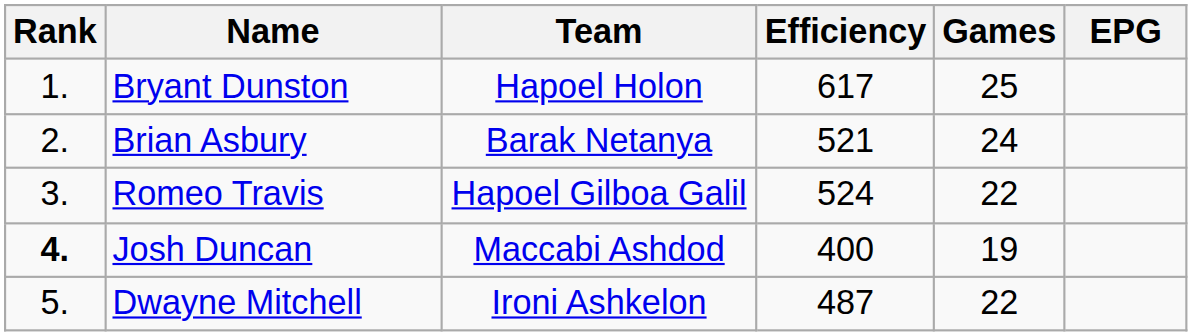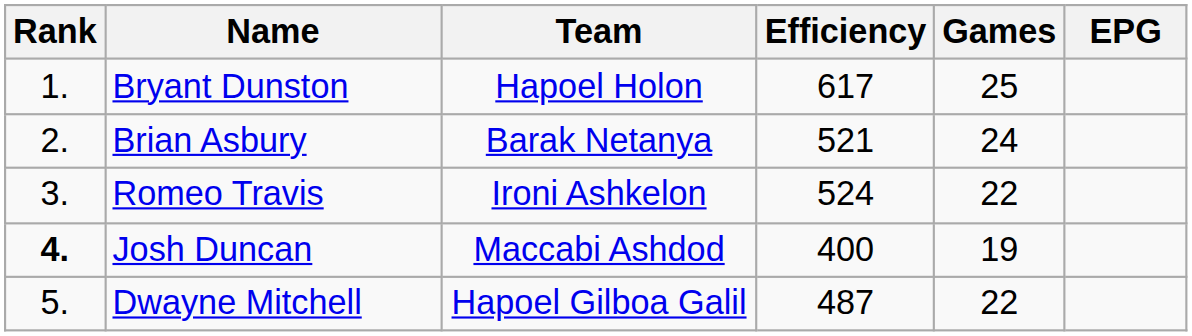(599, 194) Hapoel Gilboa Galil -> (599, 194) Ironi Ashkelon
(599, 303) Ironi Ashkelon -> (599, 303) Hapoel Gilboa Galil
